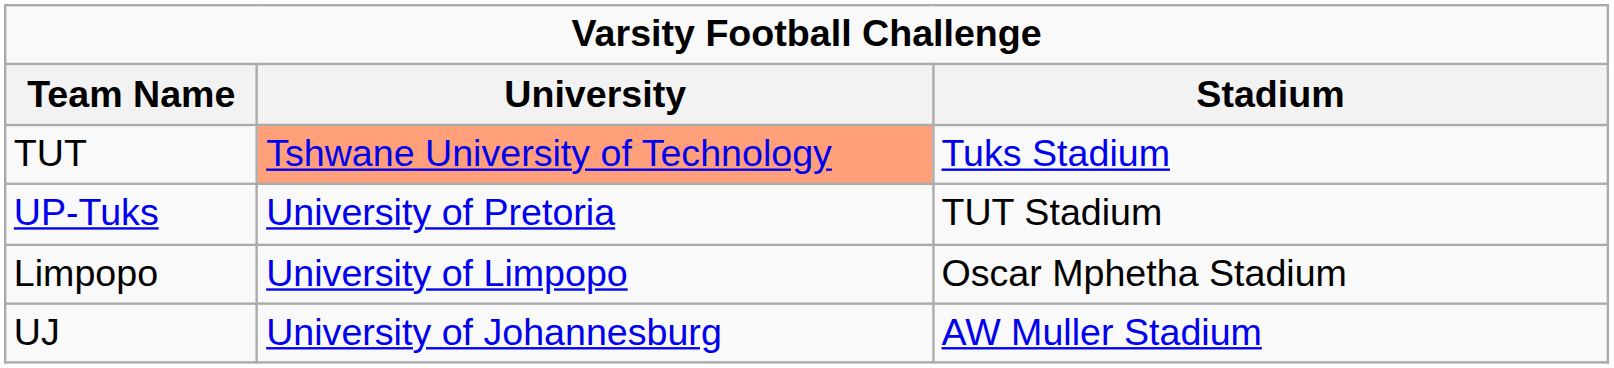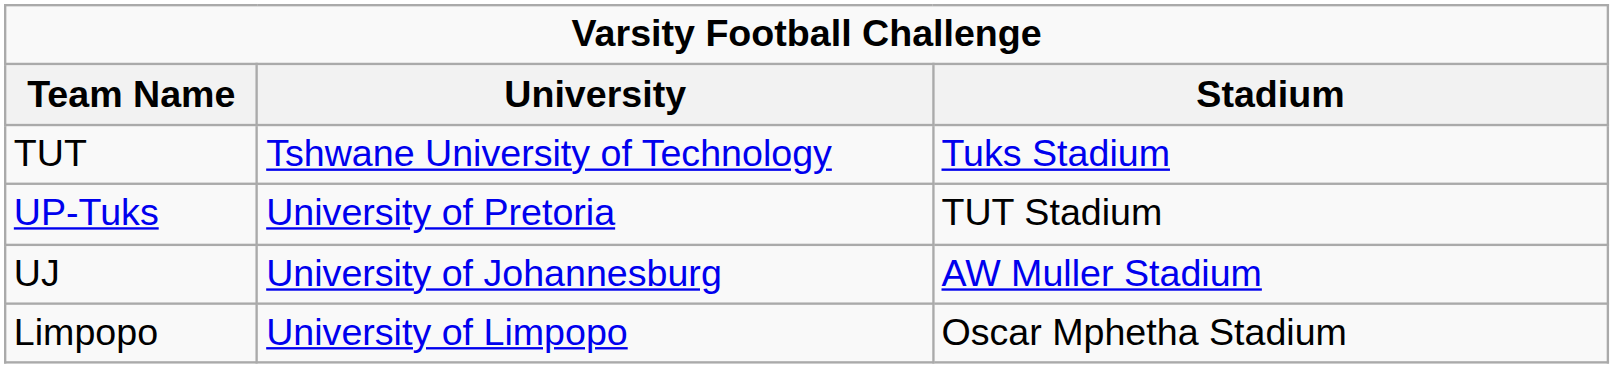(549, 153) lightsalmon background -> (549, 153) no background
rows swapped: (37, 332) <-> (86, 272)
